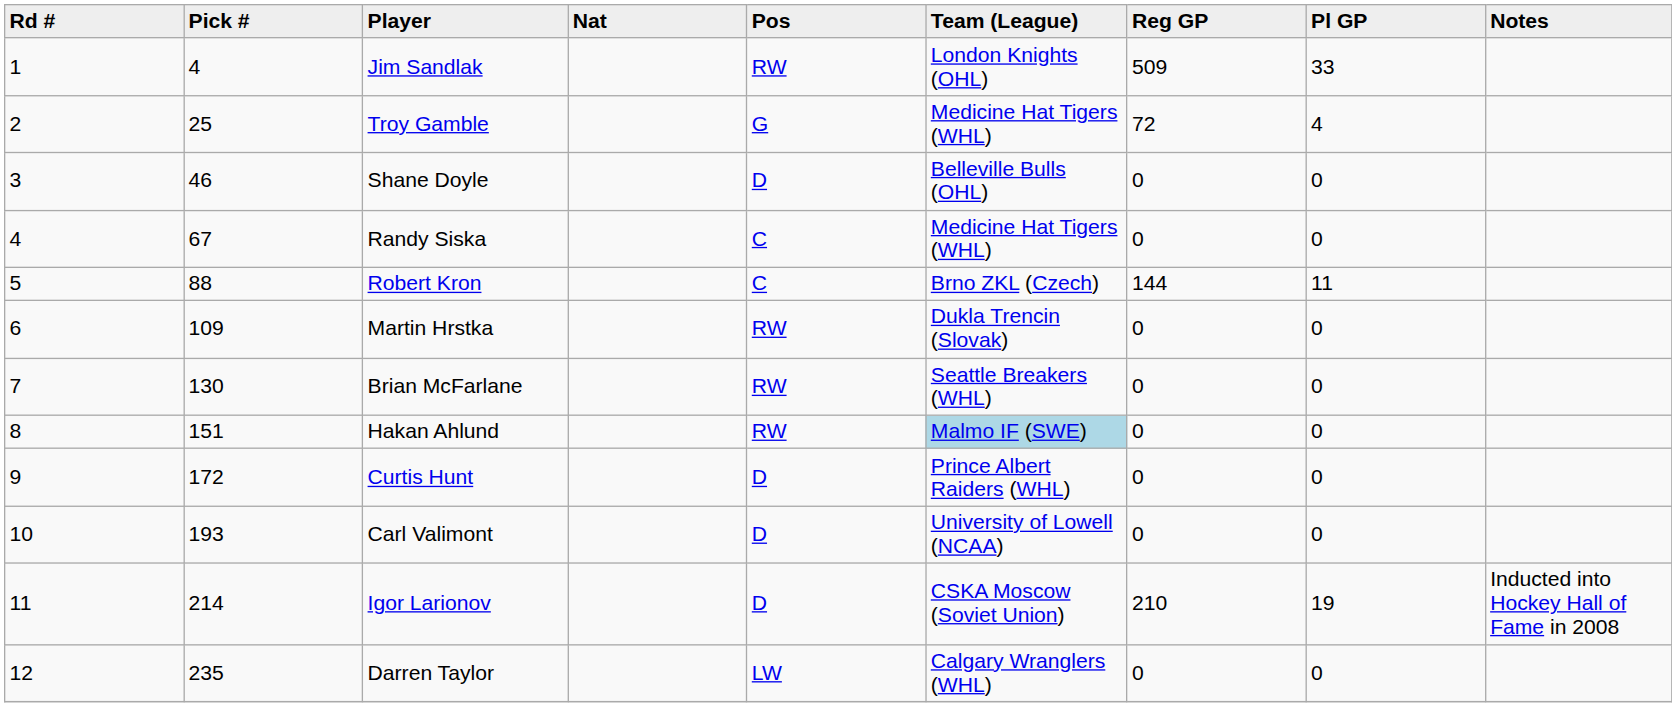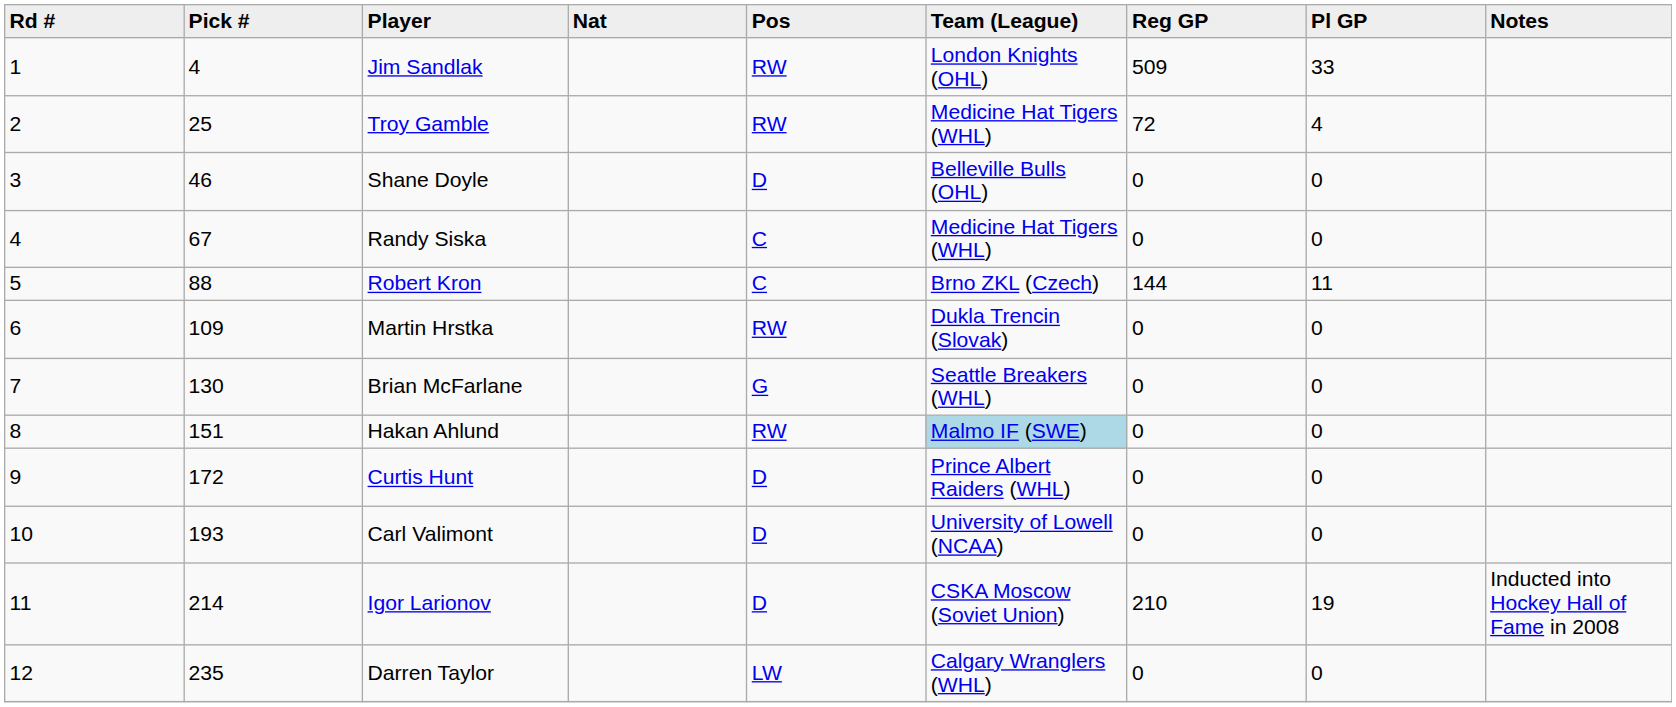(760, 123) G -> (769, 123) RW
(769, 386) RW -> (760, 386) G
